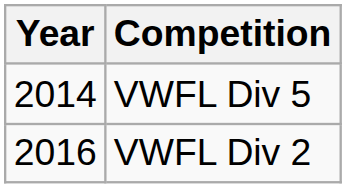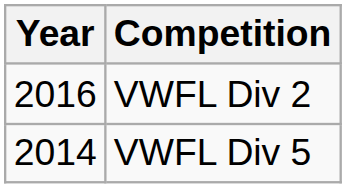rows swapped: (213, 93) <-> (213, 152)
